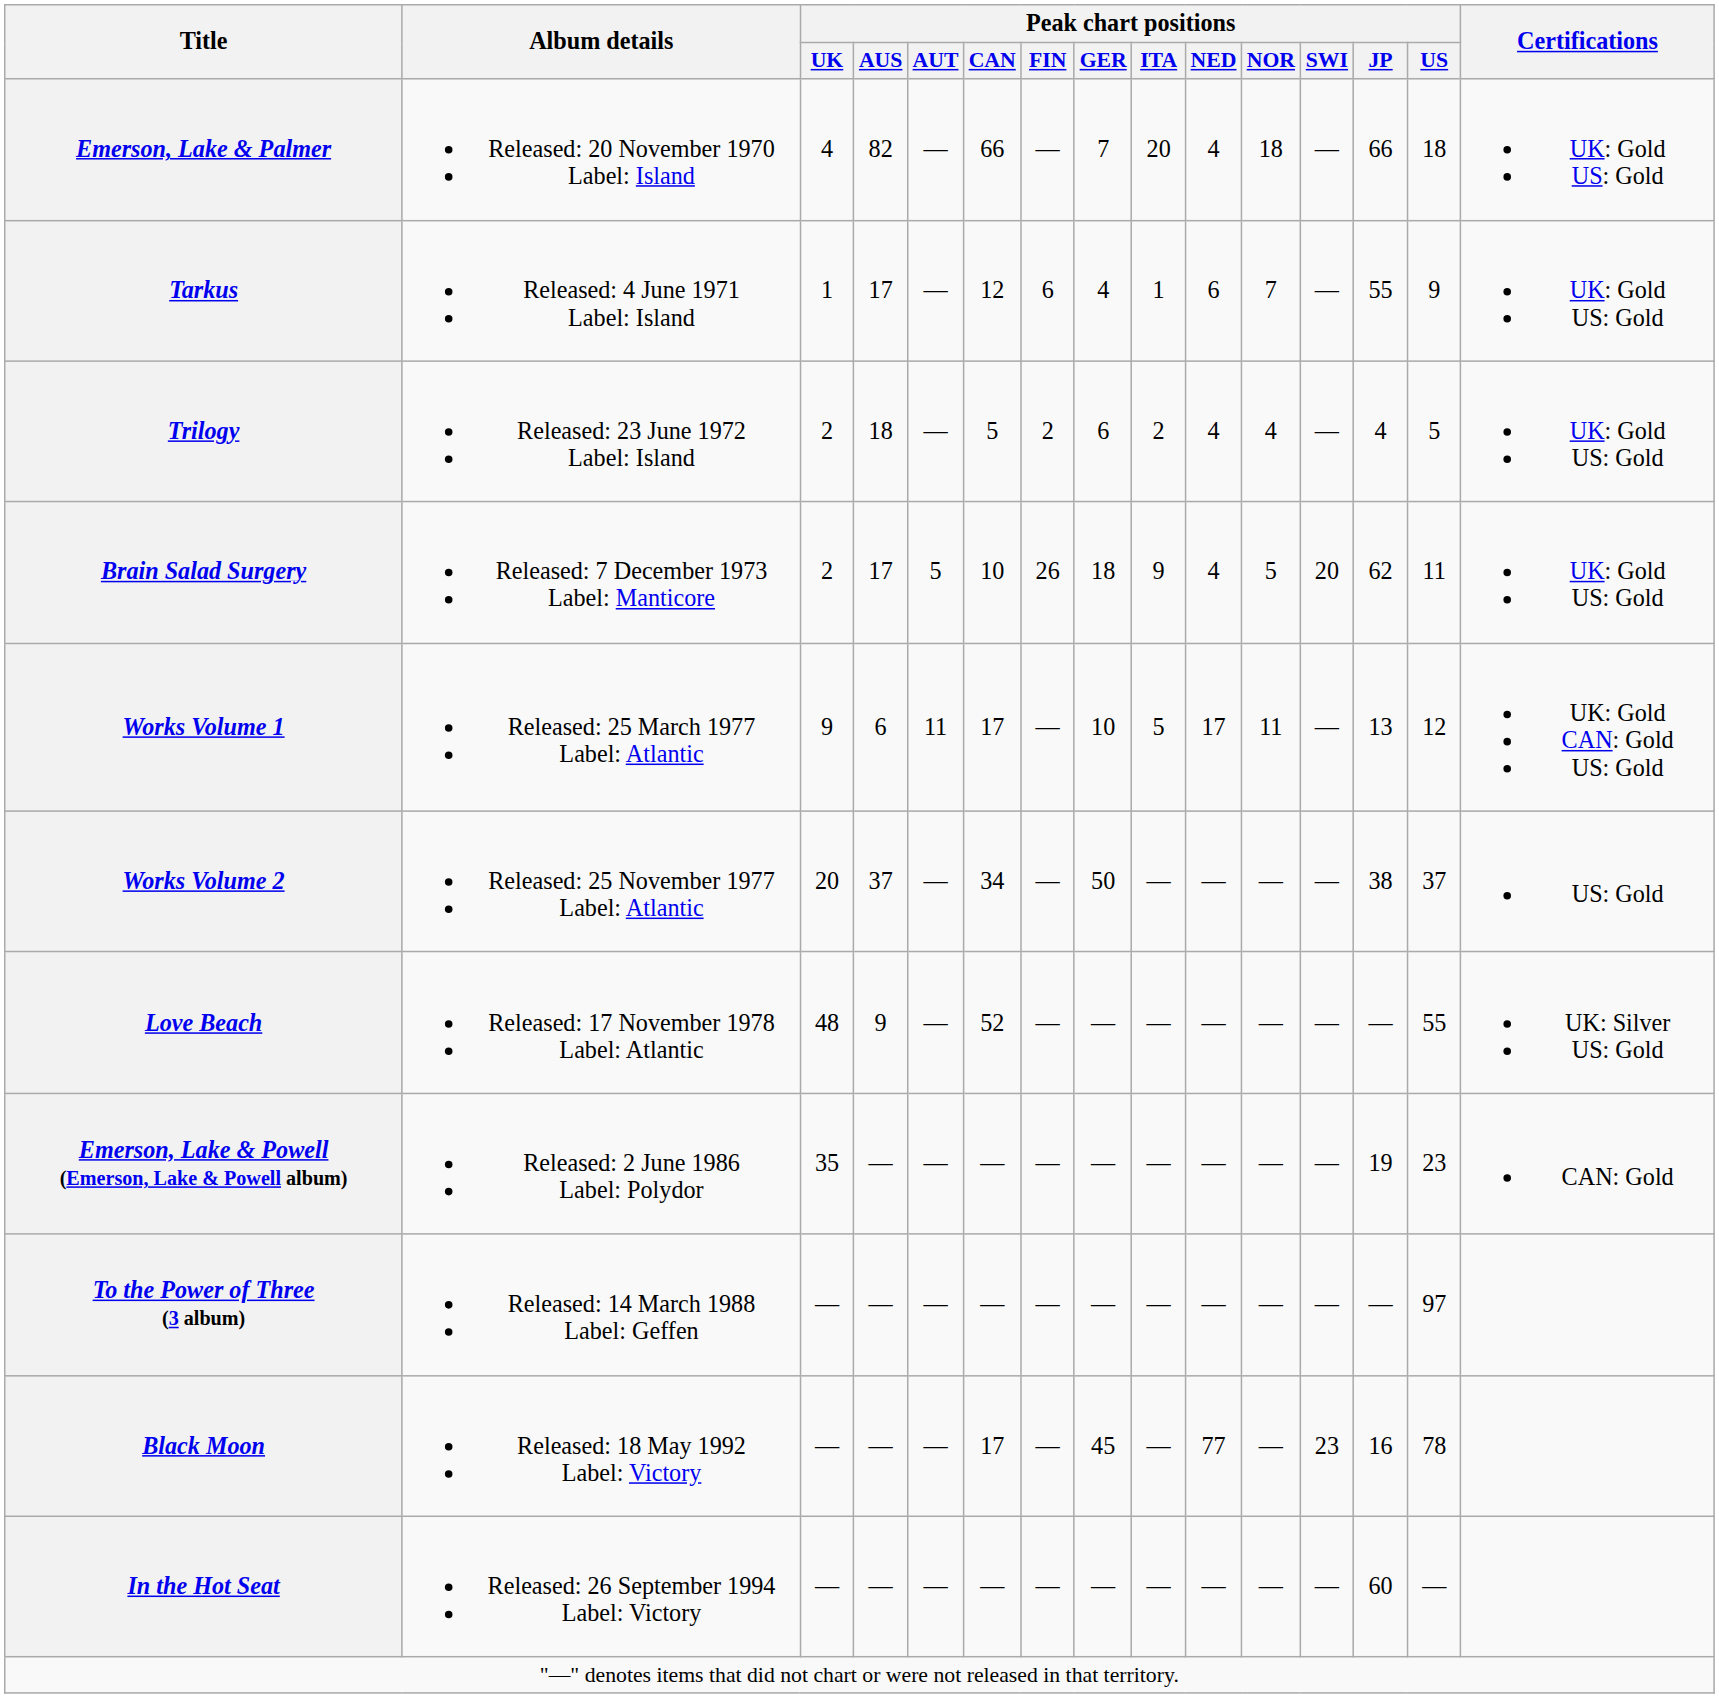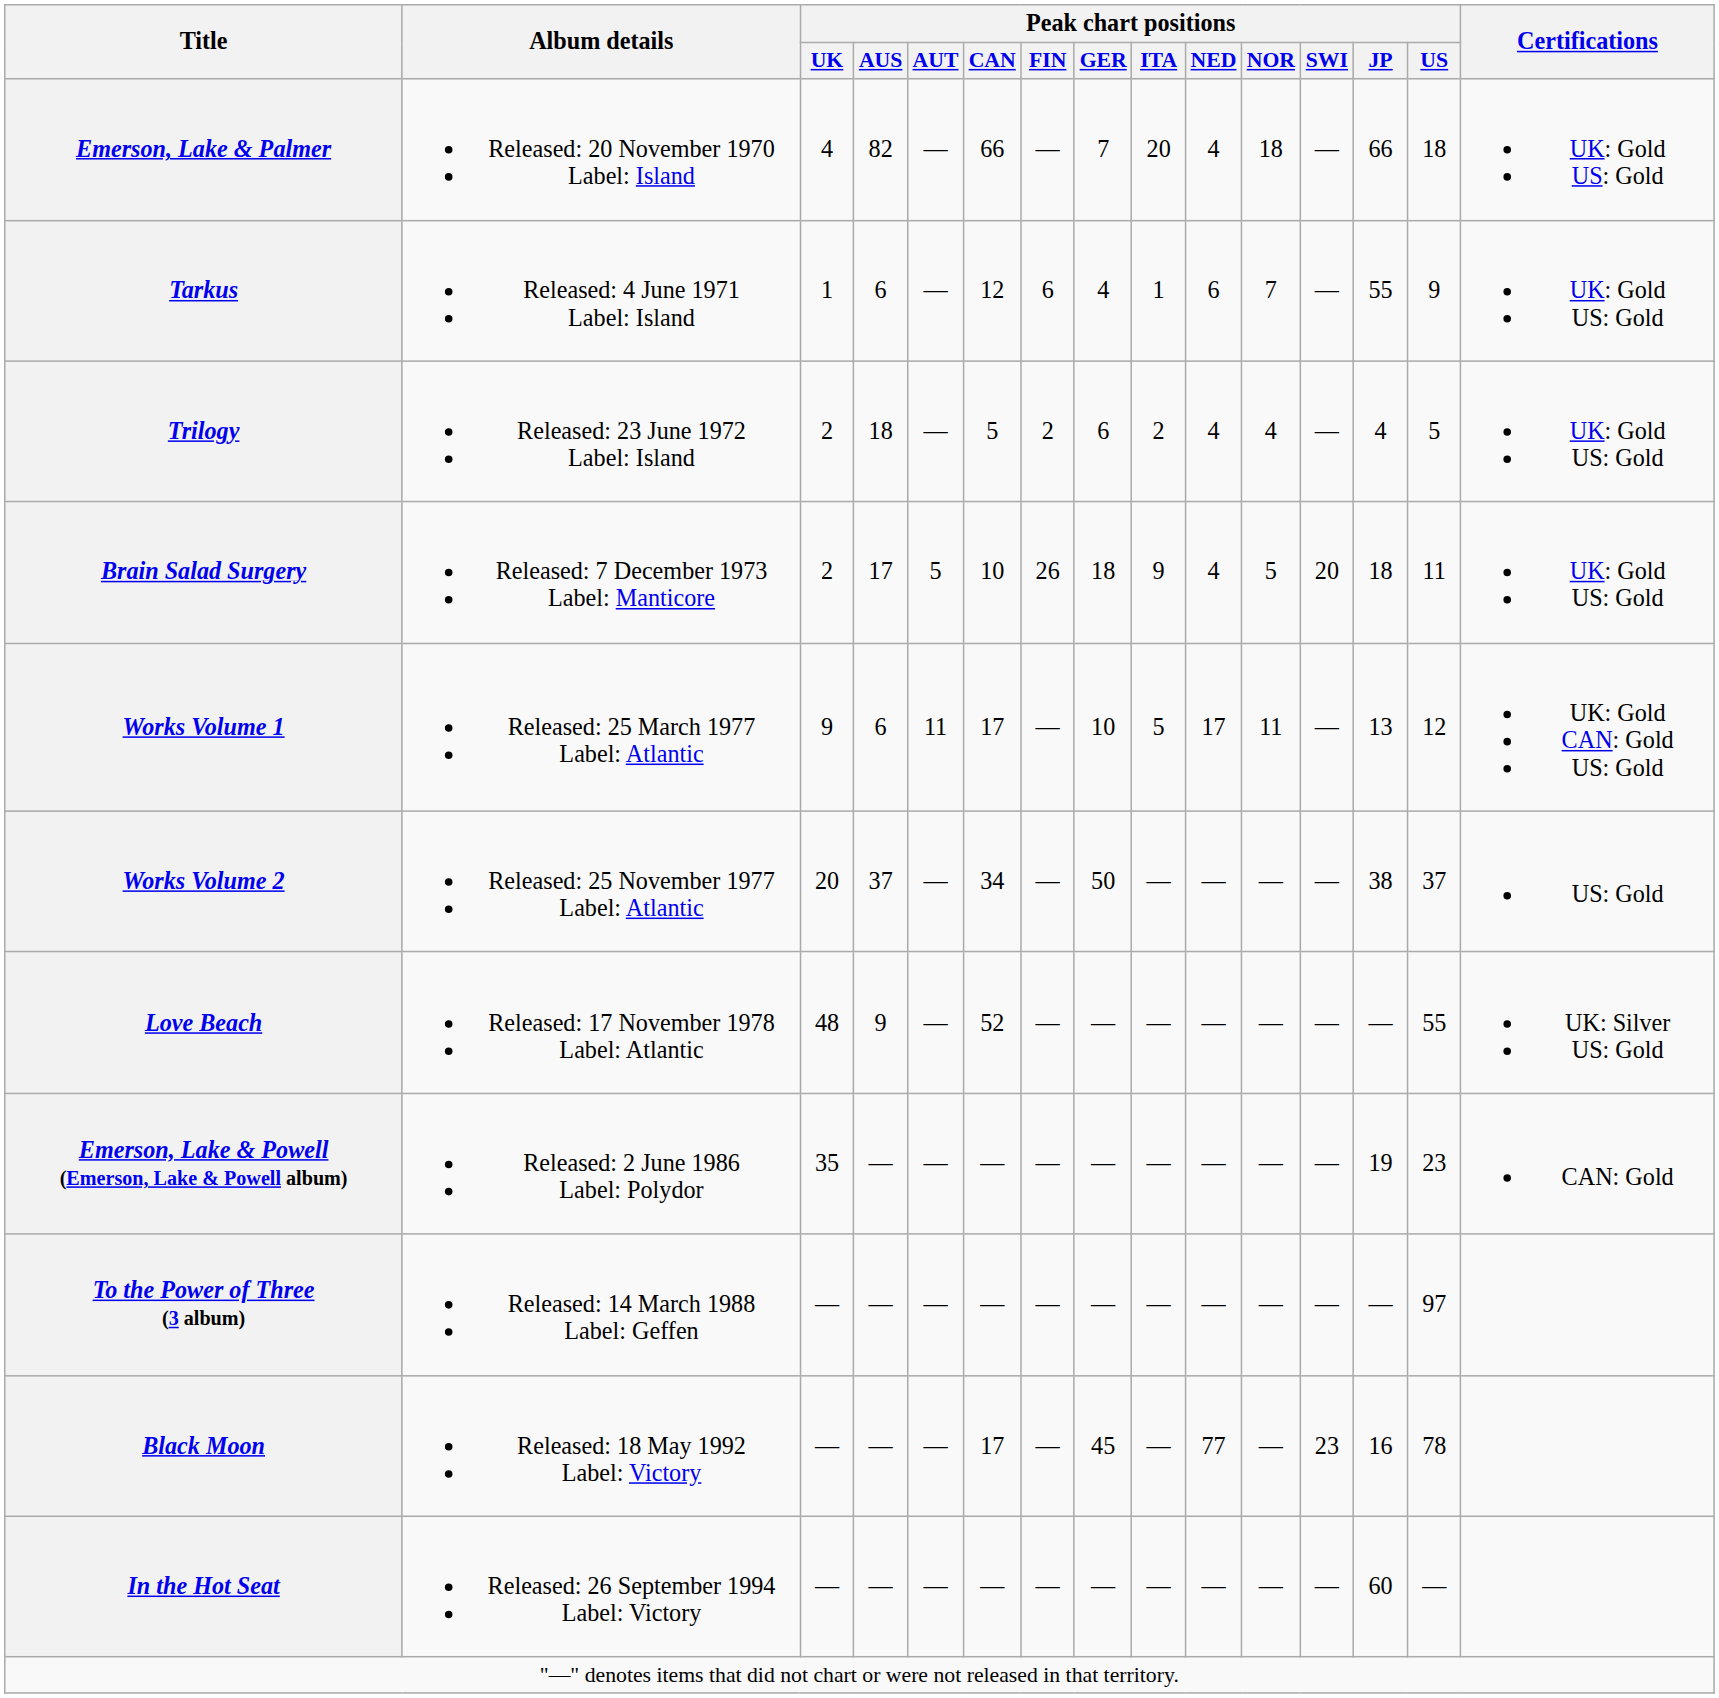(881, 290) 17 -> (881, 290) 6
(1381, 572) 62 -> (1381, 572) 18
